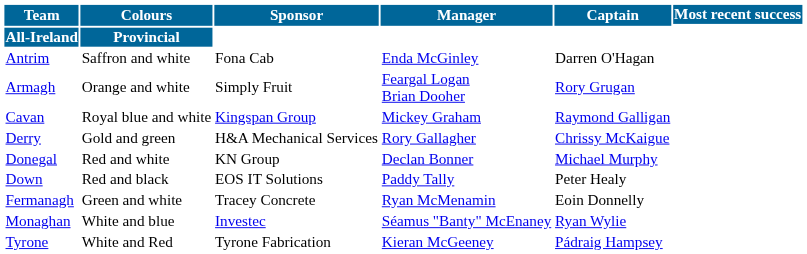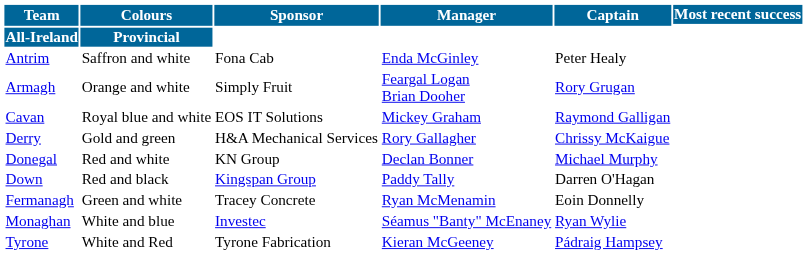(605, 58) Darren O'Hagan -> (591, 58) Peter Healy
(266, 117) Kingspan Group -> (269, 117) EOS IT Solutions
(269, 179) EOS IT Solutions -> (266, 179) Kingspan Group
(591, 179) Peter Healy -> (605, 179) Darren O'Hagan
